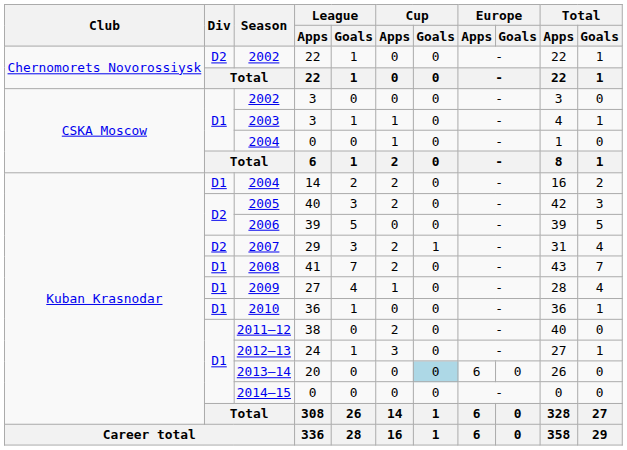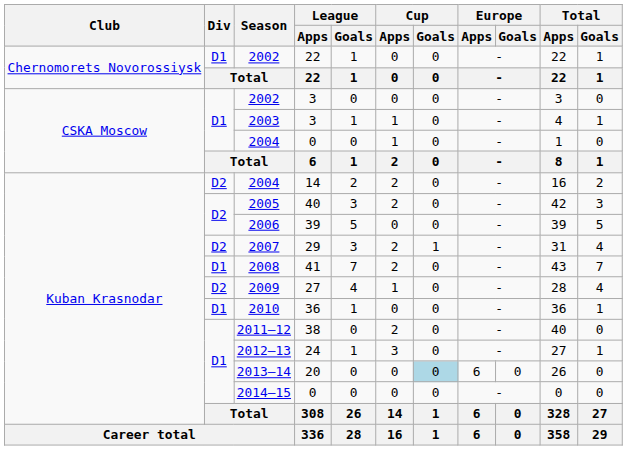(219, 57) D2 -> (219, 57) D1
(219, 183) D1 -> (219, 183) D2
(219, 288) D1 -> (219, 288) D2
